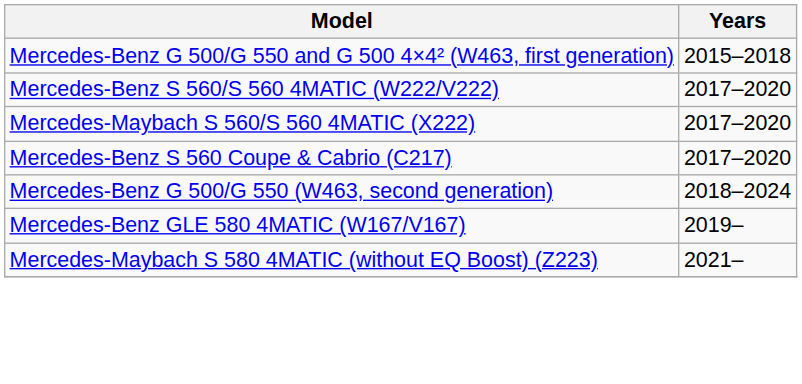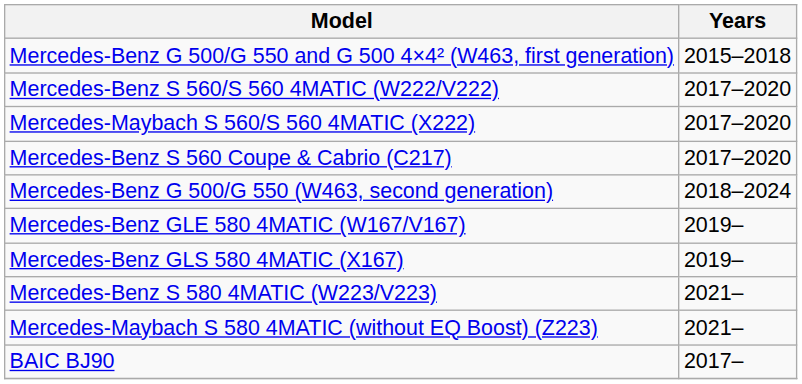+ row: (207, 259)
+ row: (223, 293)
+ row: (62, 361)
